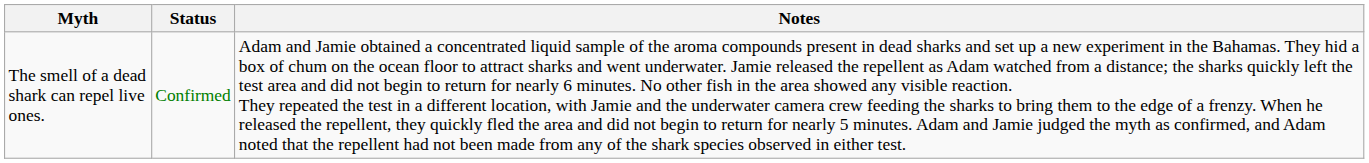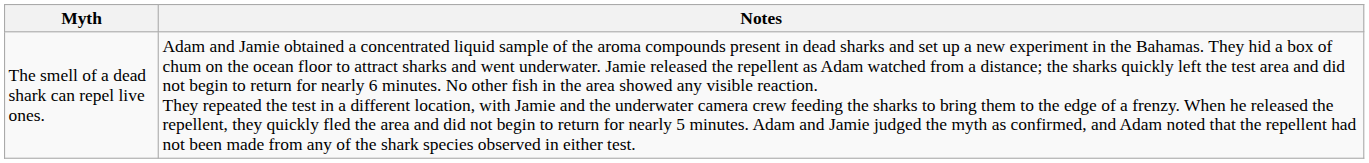- column: (193, 18)
